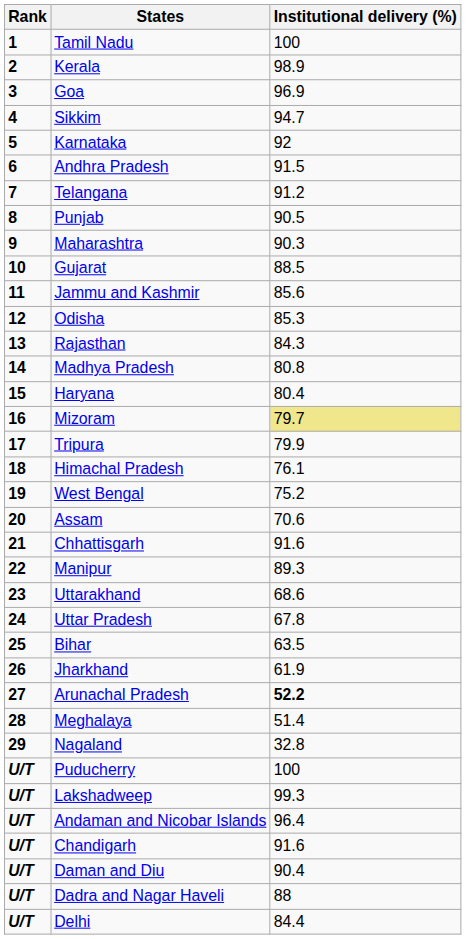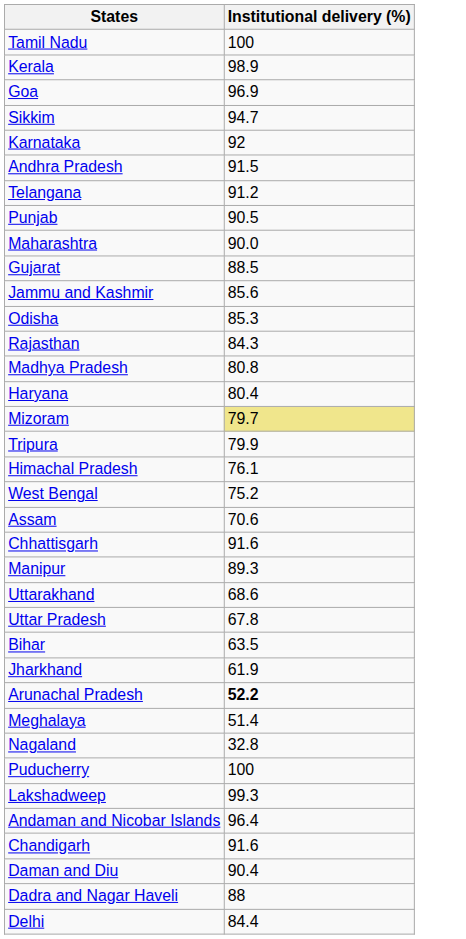- column: (28, 17)
(289, 243) 90.3 -> (243, 243) 90.0
